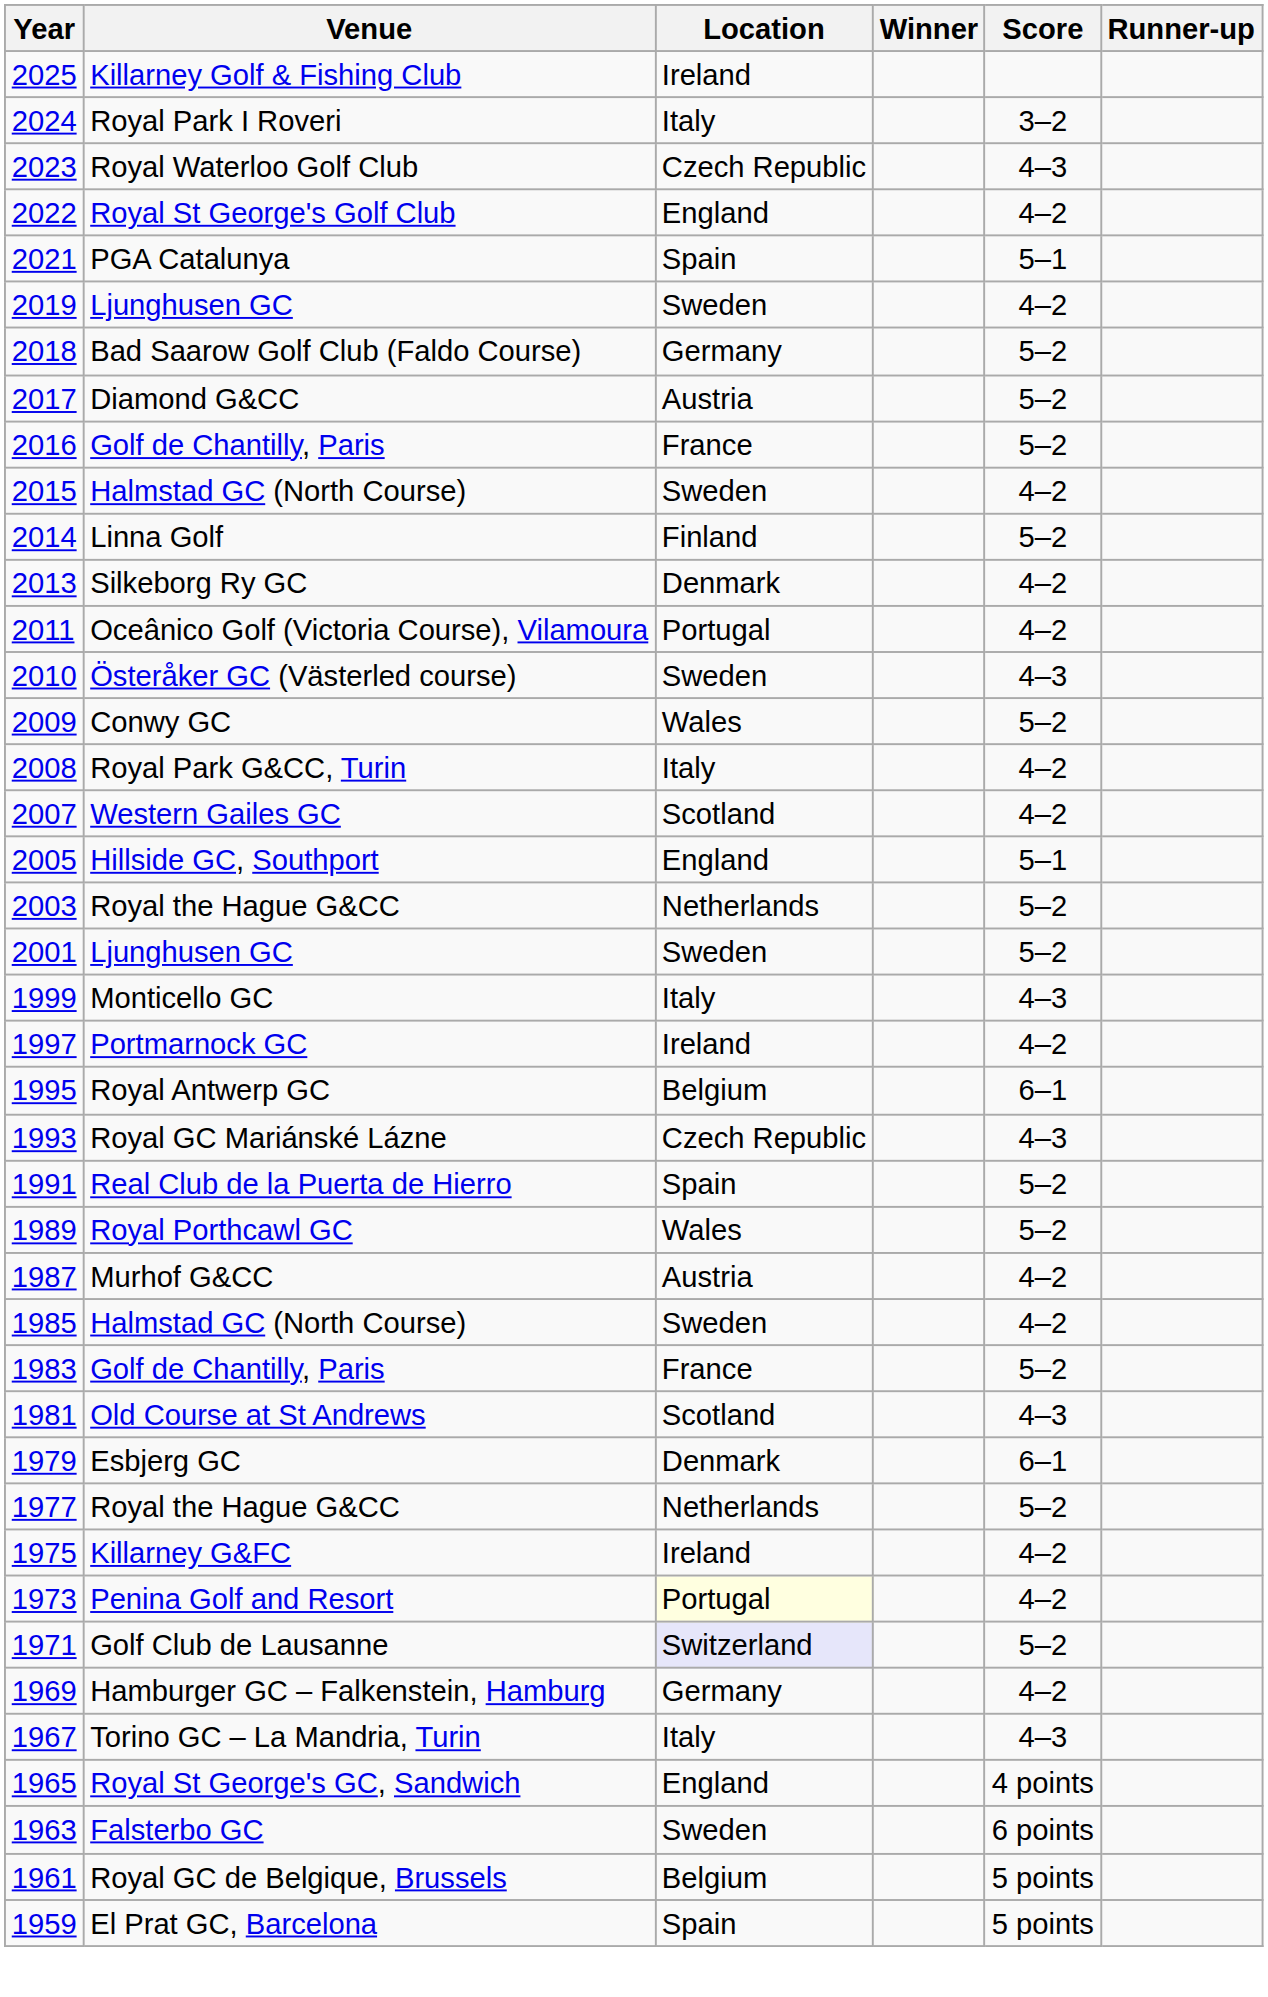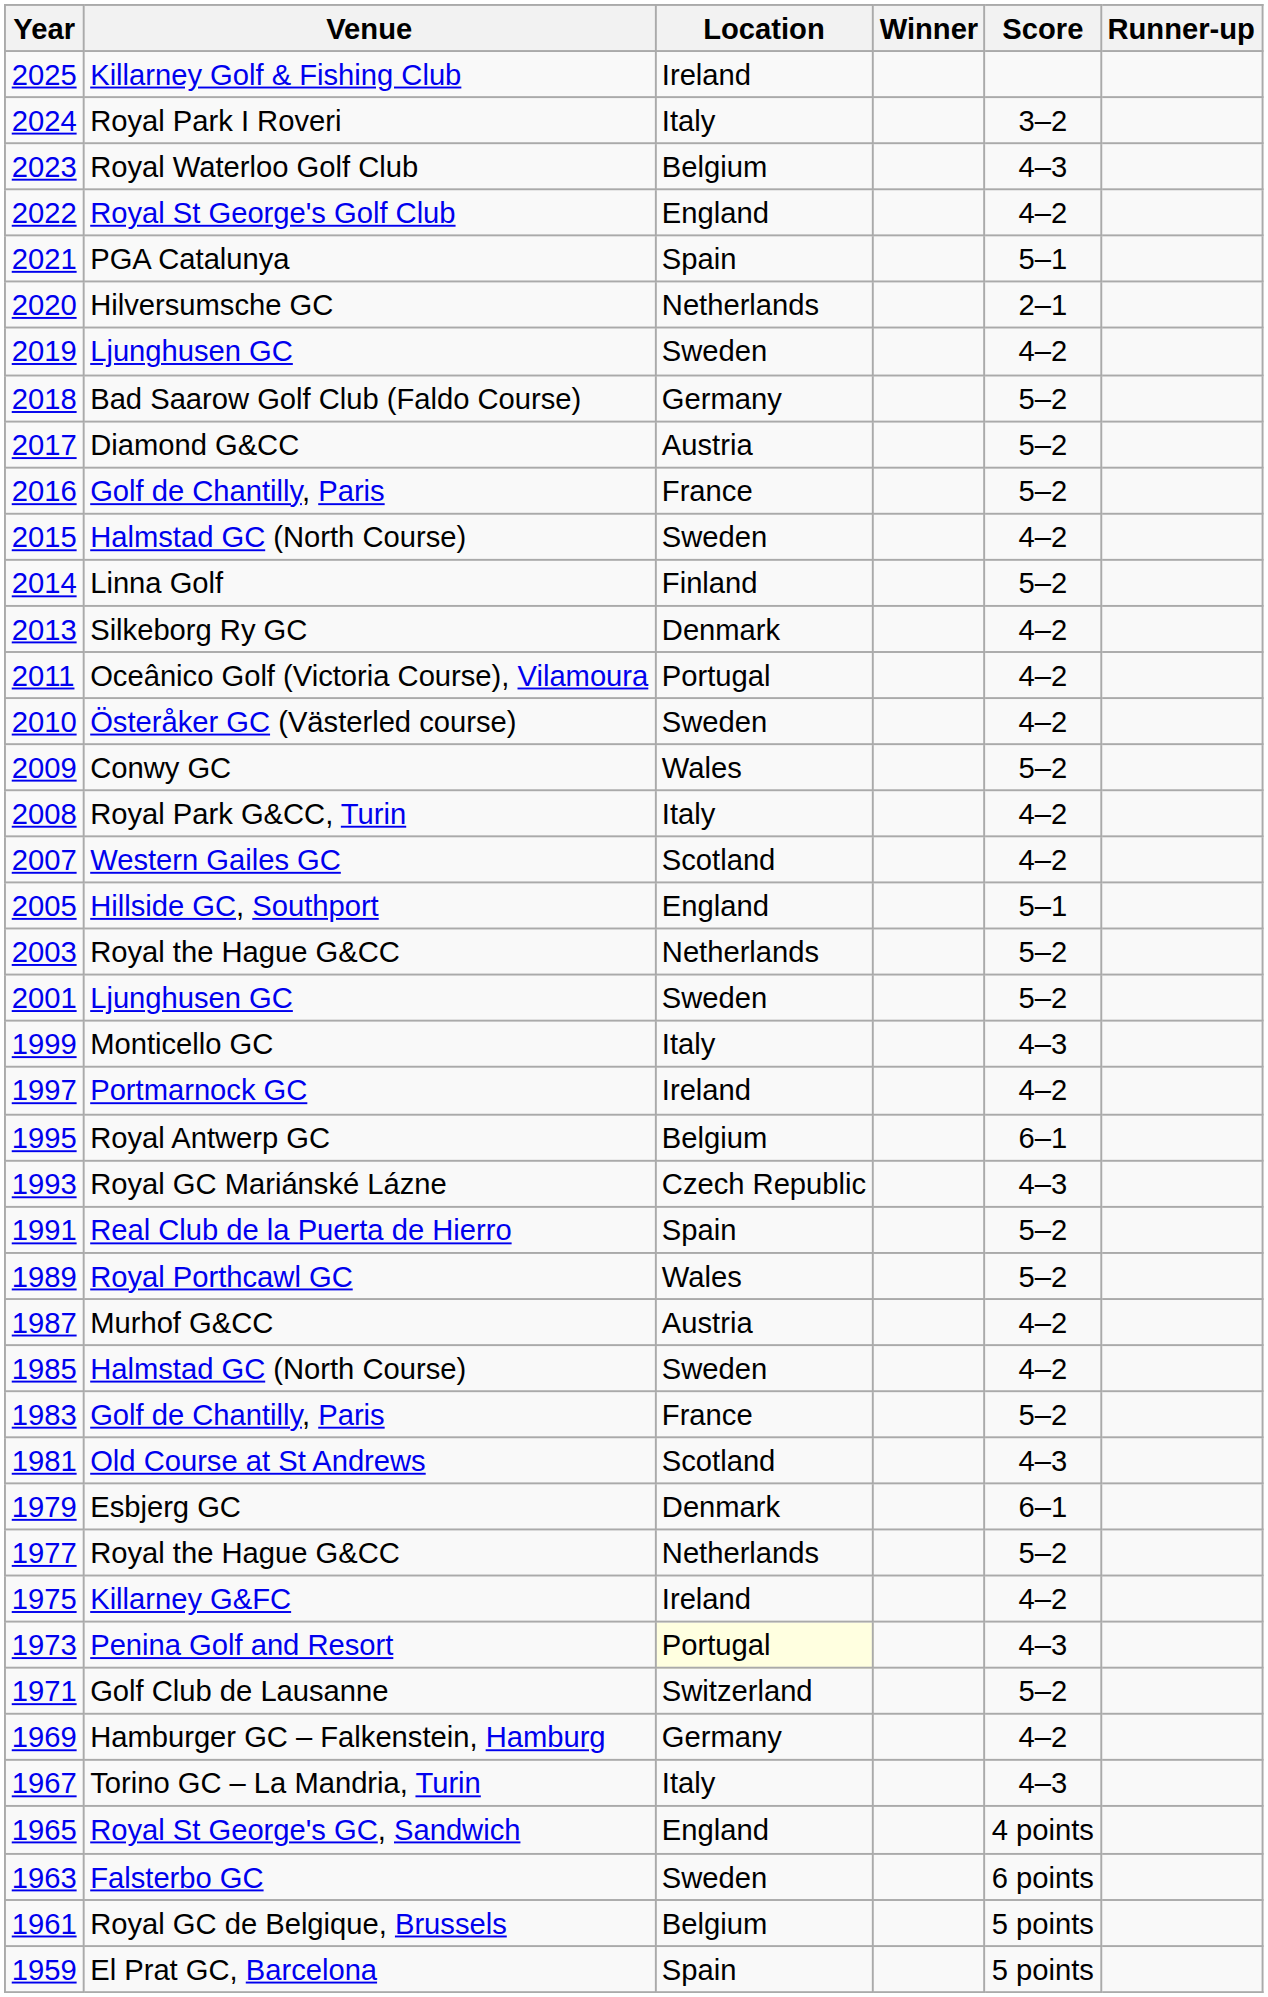(764, 167) Czech Republic -> (715, 167) Belgium
+ row: (44, 305)
(1043, 675) 4–3 -> (1043, 721) 4–2
(1043, 1599) 4–2 -> (1043, 1645) 4–3
(737, 1645) lavender background -> (737, 1691) no background
